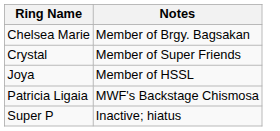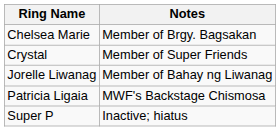+ row: (52, 75)
- row: (21, 75)
